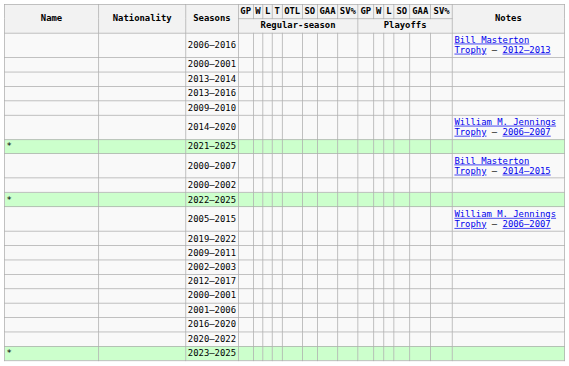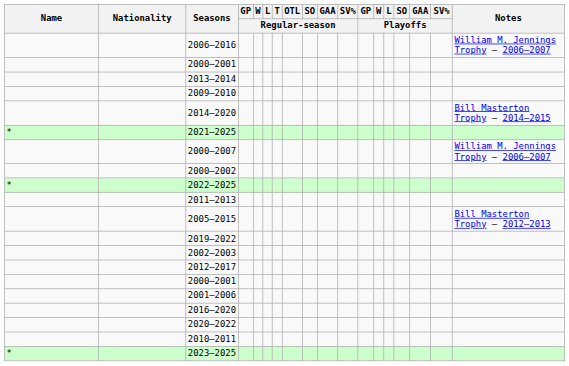(503, 46) Bill Masterton Trophy — 2012—2013 -> (505, 46) William M. Jennings Trophy — 2006–2007
- row: (51, 94)
(505, 127) William M. Jennings Trophy — 2006–2007 -> (503, 113) Bill Masterton Trophy — 2014—2015
(503, 166) Bill Masterton Trophy — 2014—2015 -> (505, 152) William M. Jennings Trophy — 2006–2007
+ row: (51, 200)
(505, 219) William M. Jennings Trophy — 2006–2007 -> (503, 219) Bill Masterton Trophy — 2012—2013
- row: (51, 253)
+ row: (51, 339)
